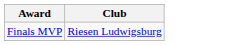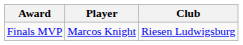+ column: (102, 13)
